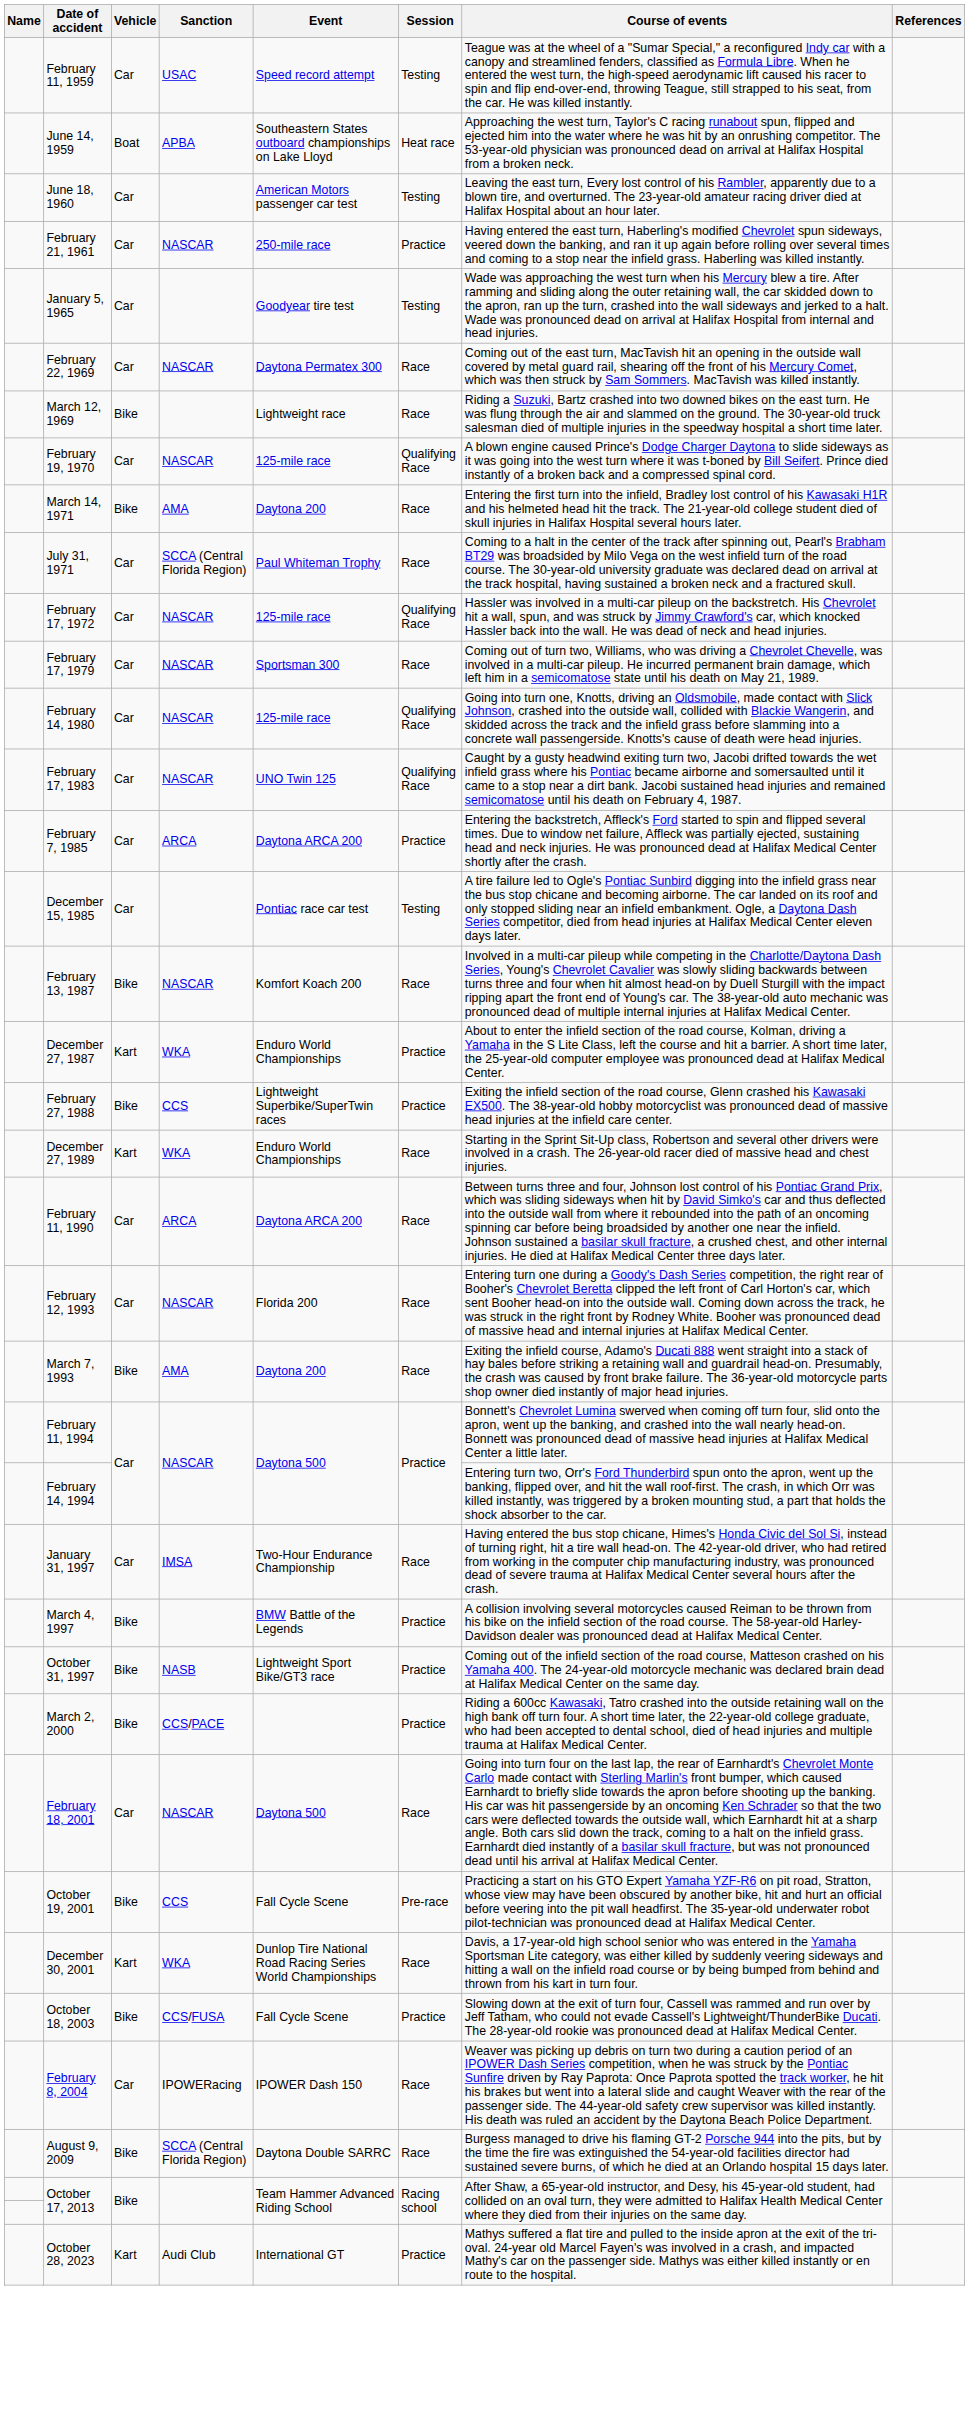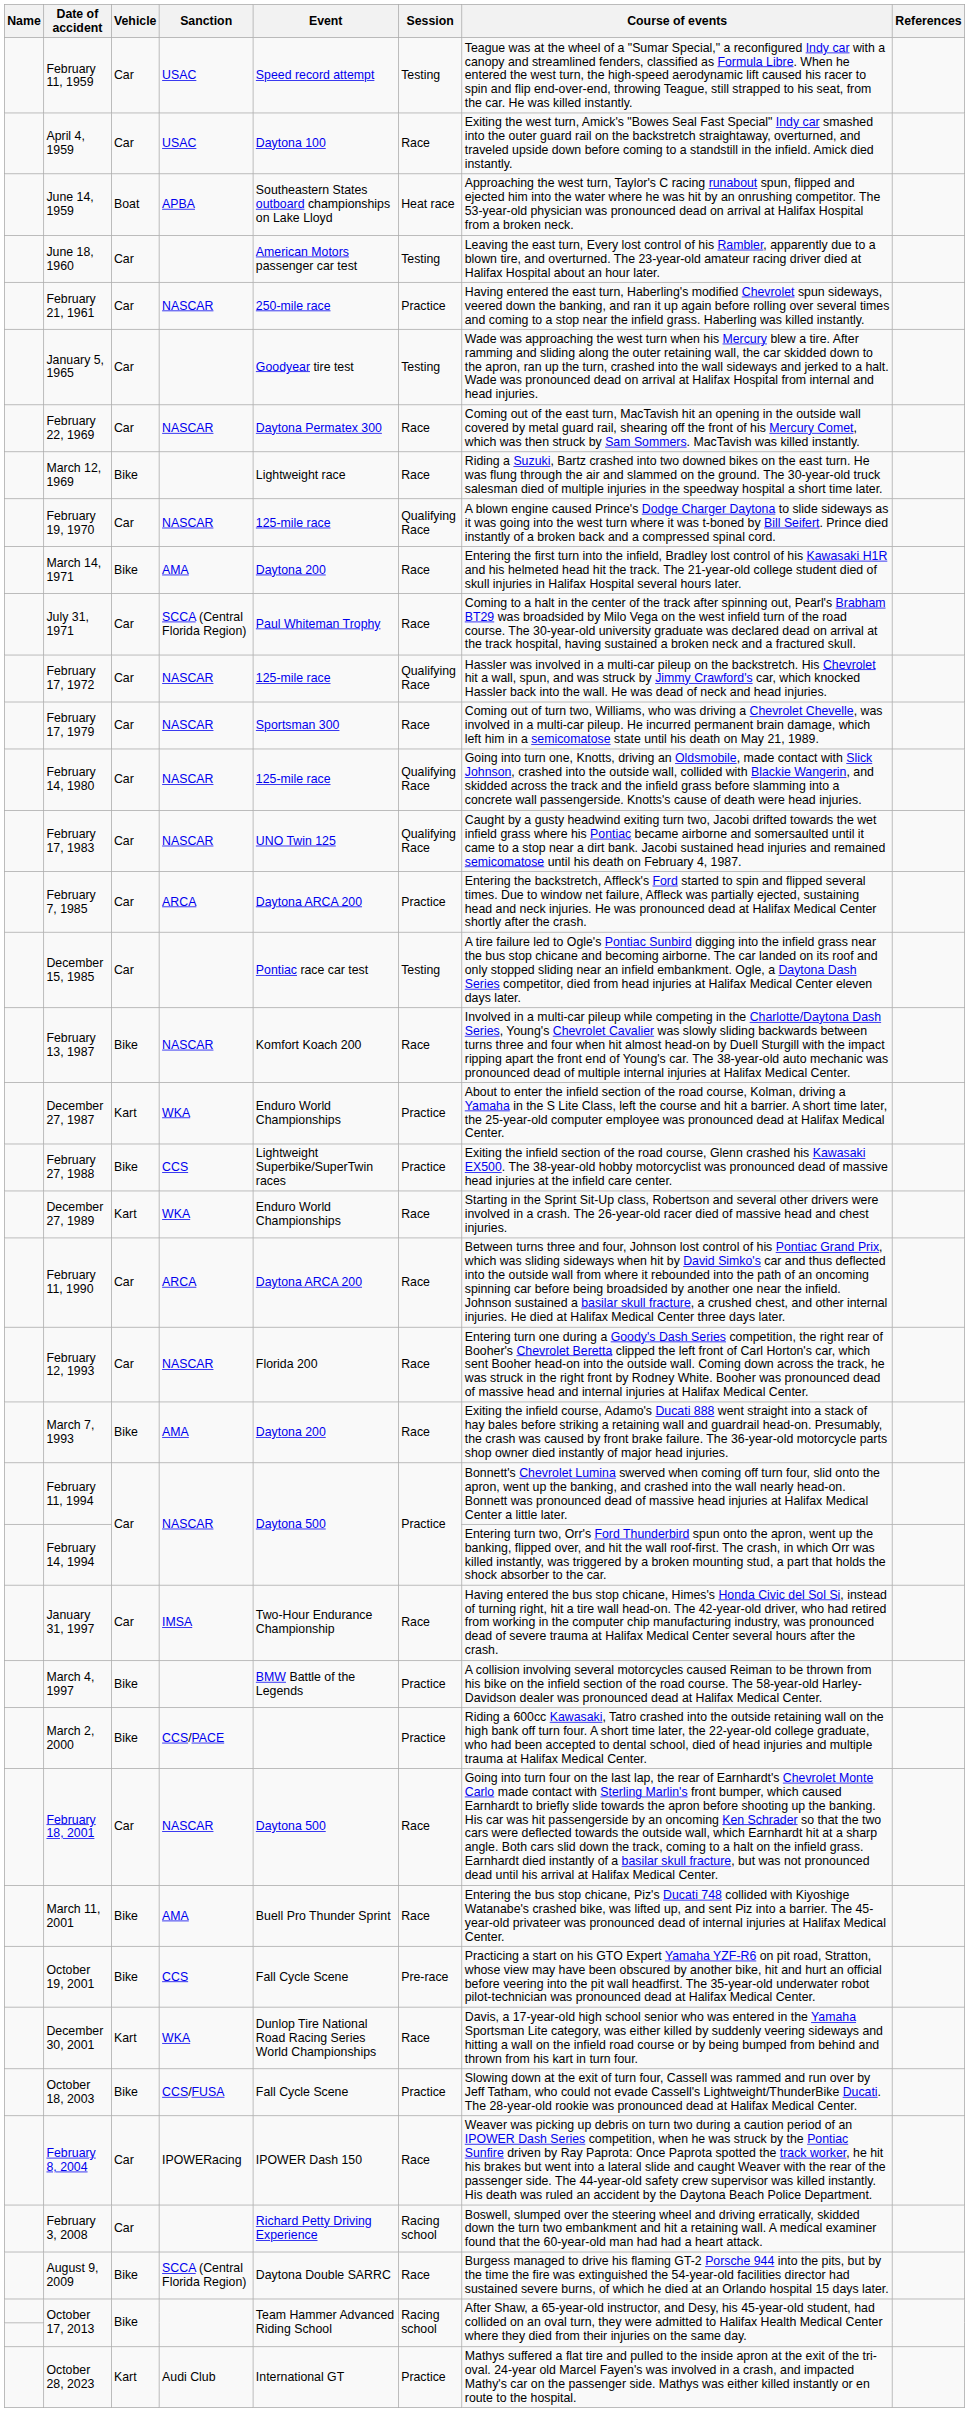+ row: (66, 143)
- row: (70, 1670)
+ row: (73, 1915)
+ row: (71, 2228)
